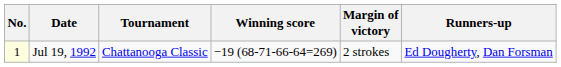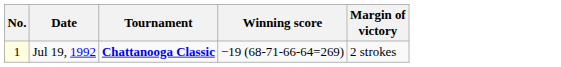- column: (479, 22)
(155, 51) normal -> (158, 51) bold
